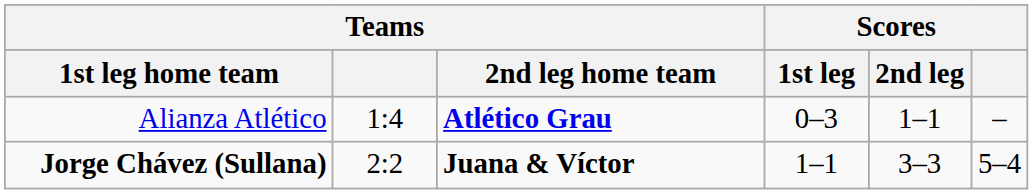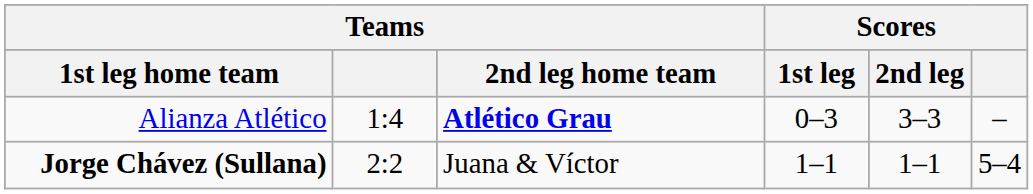(920, 118) 1–1 -> (920, 118) 3–3
(539, 164) bold -> (531, 164) normal
(920, 164) 3–3 -> (920, 164) 1–1
